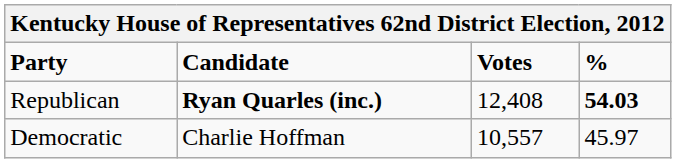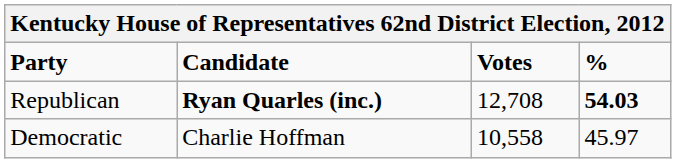(510, 99) 12,408 -> (510, 99) 12,708
(510, 137) 10,557 -> (510, 137) 10,558
